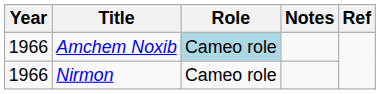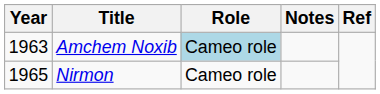(28, 46) 1966 -> (28, 46) 1963
(28, 74) 1966 -> (28, 74) 1965
